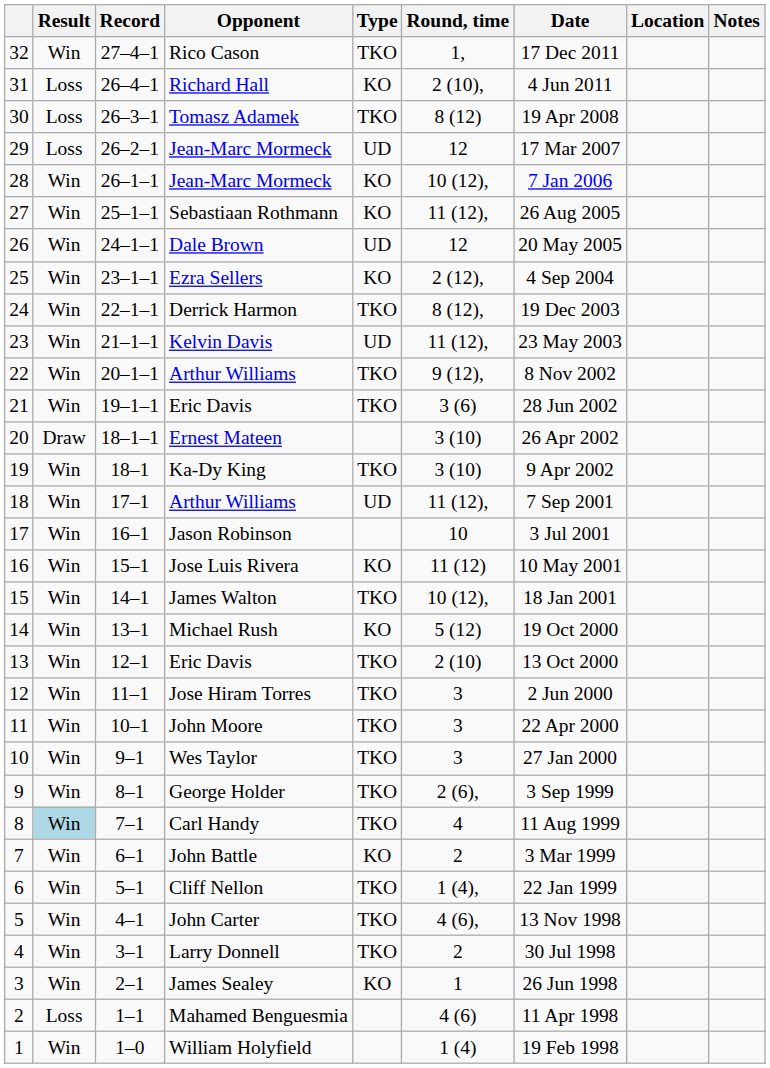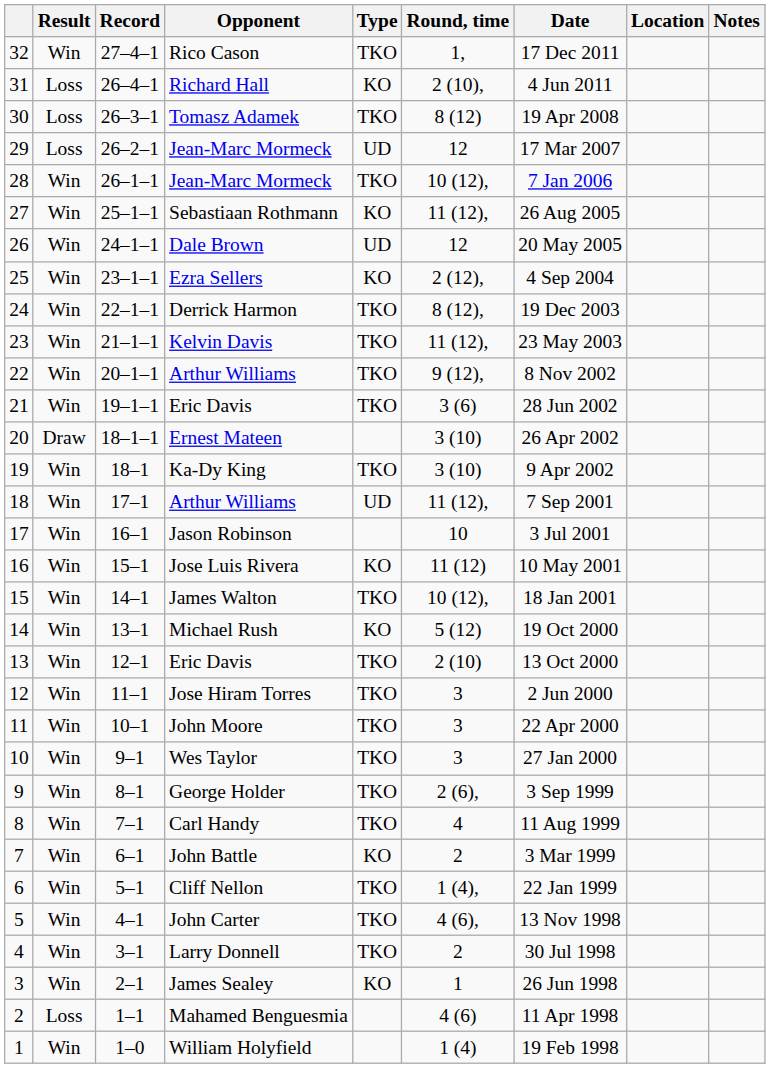(377, 181) KO -> (377, 181) TKO
(377, 341) UD -> (377, 341) TKO
(64, 822) lightblue background -> (64, 822) no background
